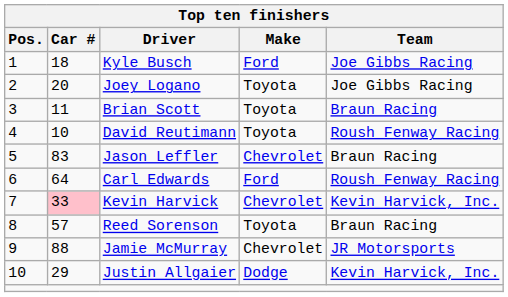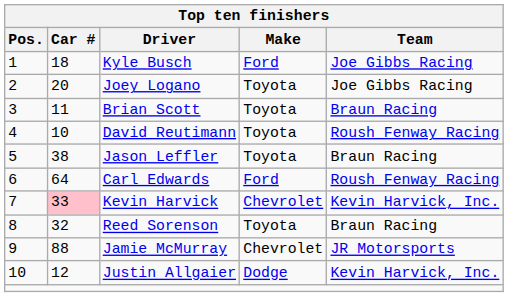(60, 156) 83 -> (60, 156) 38
(283, 156) Chevrolet -> (270, 156) Toyota
(60, 226) 57 -> (60, 226) 32
(60, 273) 29 -> (60, 273) 12
